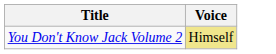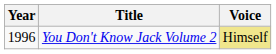+ column: (22, 15)
